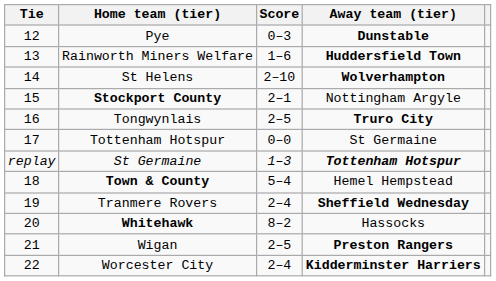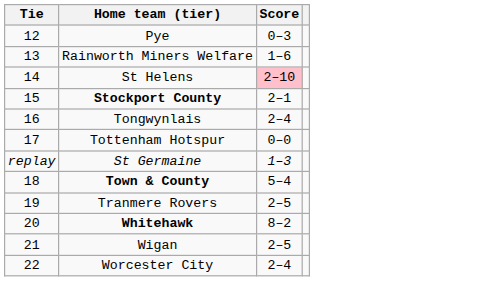- column: (393, 15)
(279, 78) no background -> (279, 78) pink background
(279, 120) 2–5 -> (279, 120) 2–4
(279, 203) 2–4 -> (279, 203) 2–5
